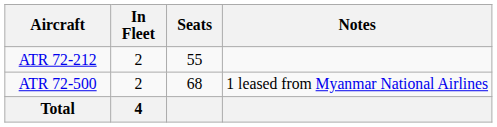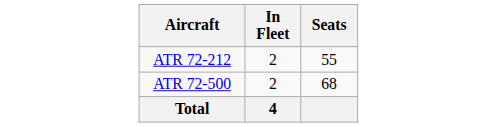- column: (357, 25)
